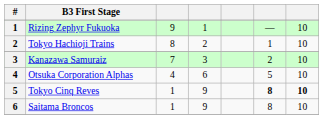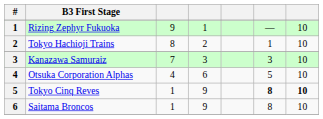(270, 59) 2 -> (270, 59) 3
